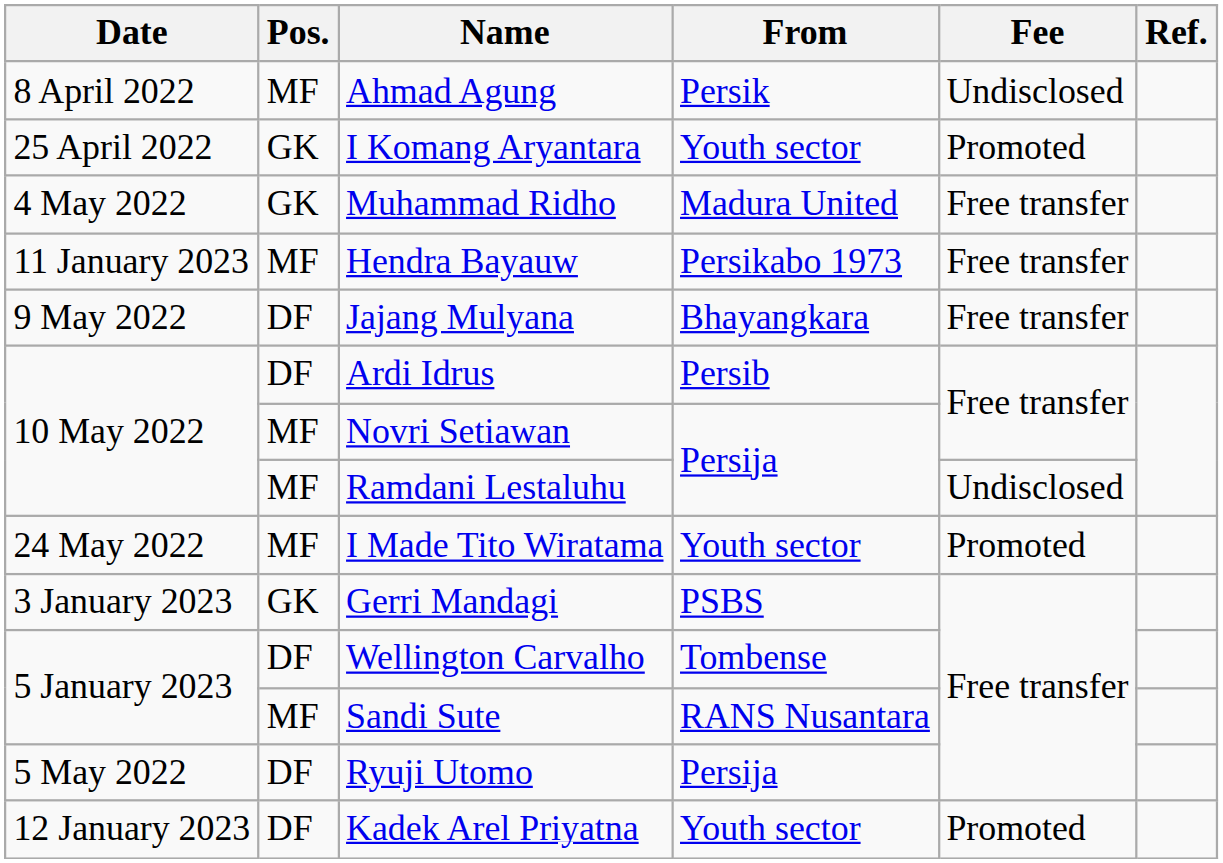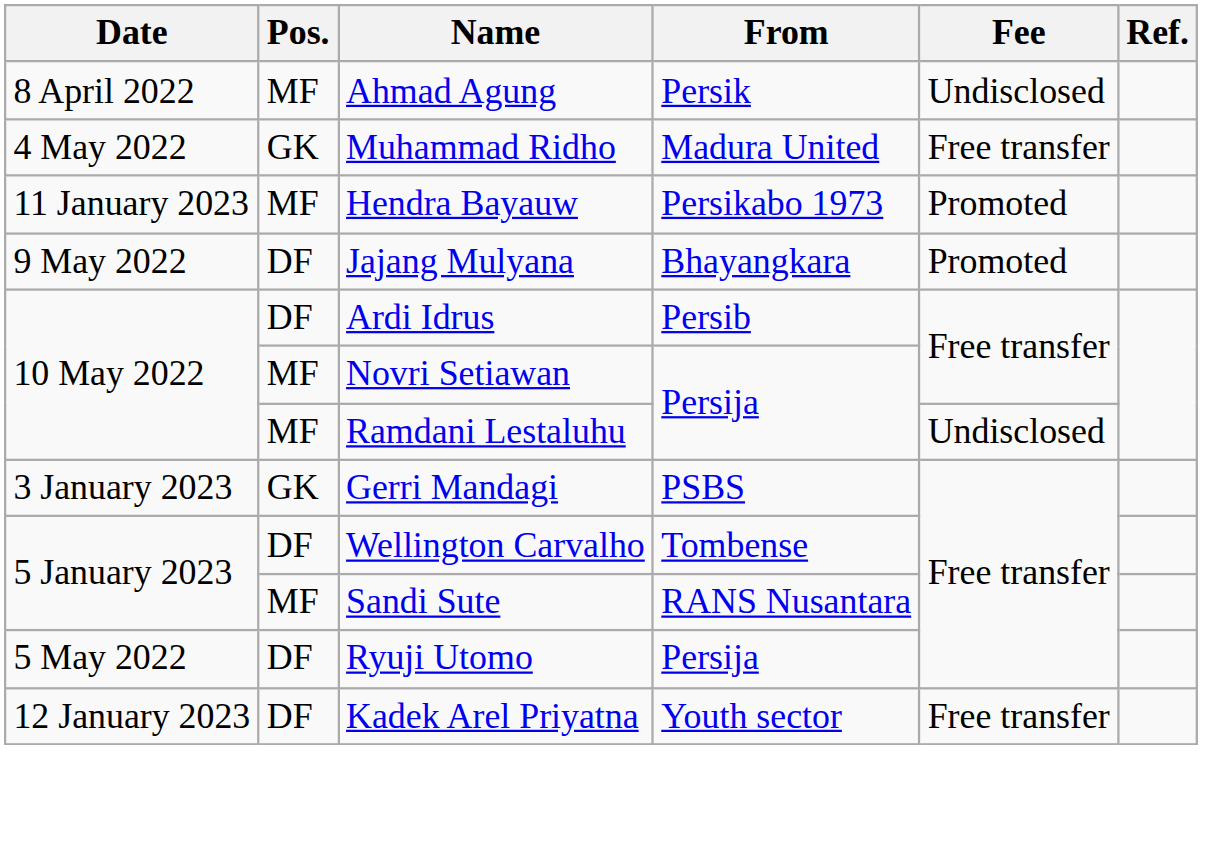- row: (493, 146)
(1037, 260) Free transfer -> (997, 203) Promoted
(1037, 317) Free transfer -> (997, 260) Promoted
- row: (505, 544)
(1016, 828) Promoted -> (1019, 714) Free transfer
